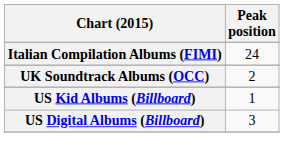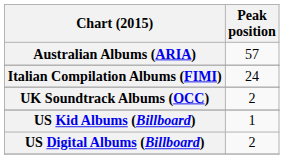+ row: (115, 53)
(252, 120) 3 -> (252, 143) 2
